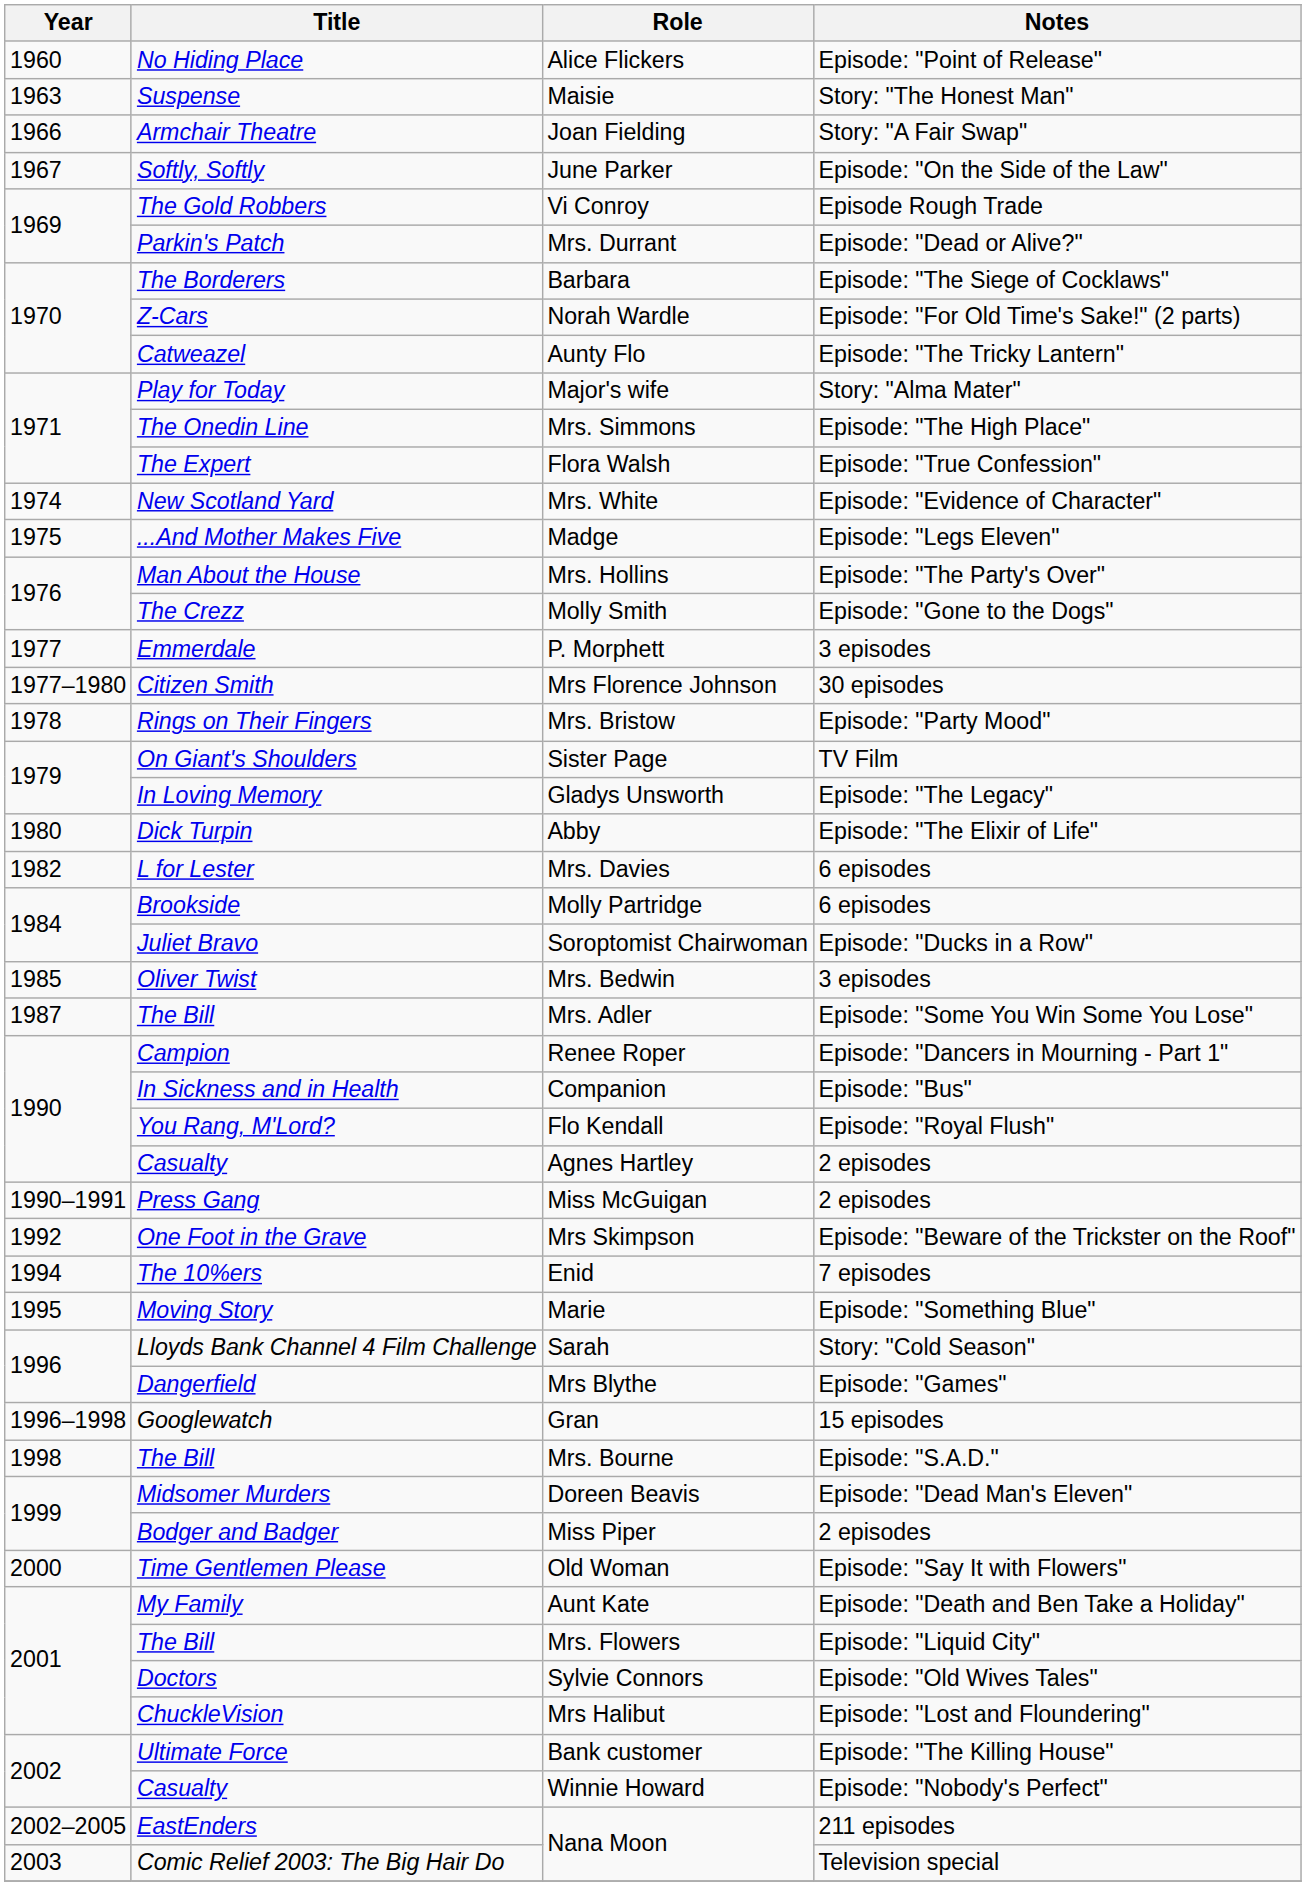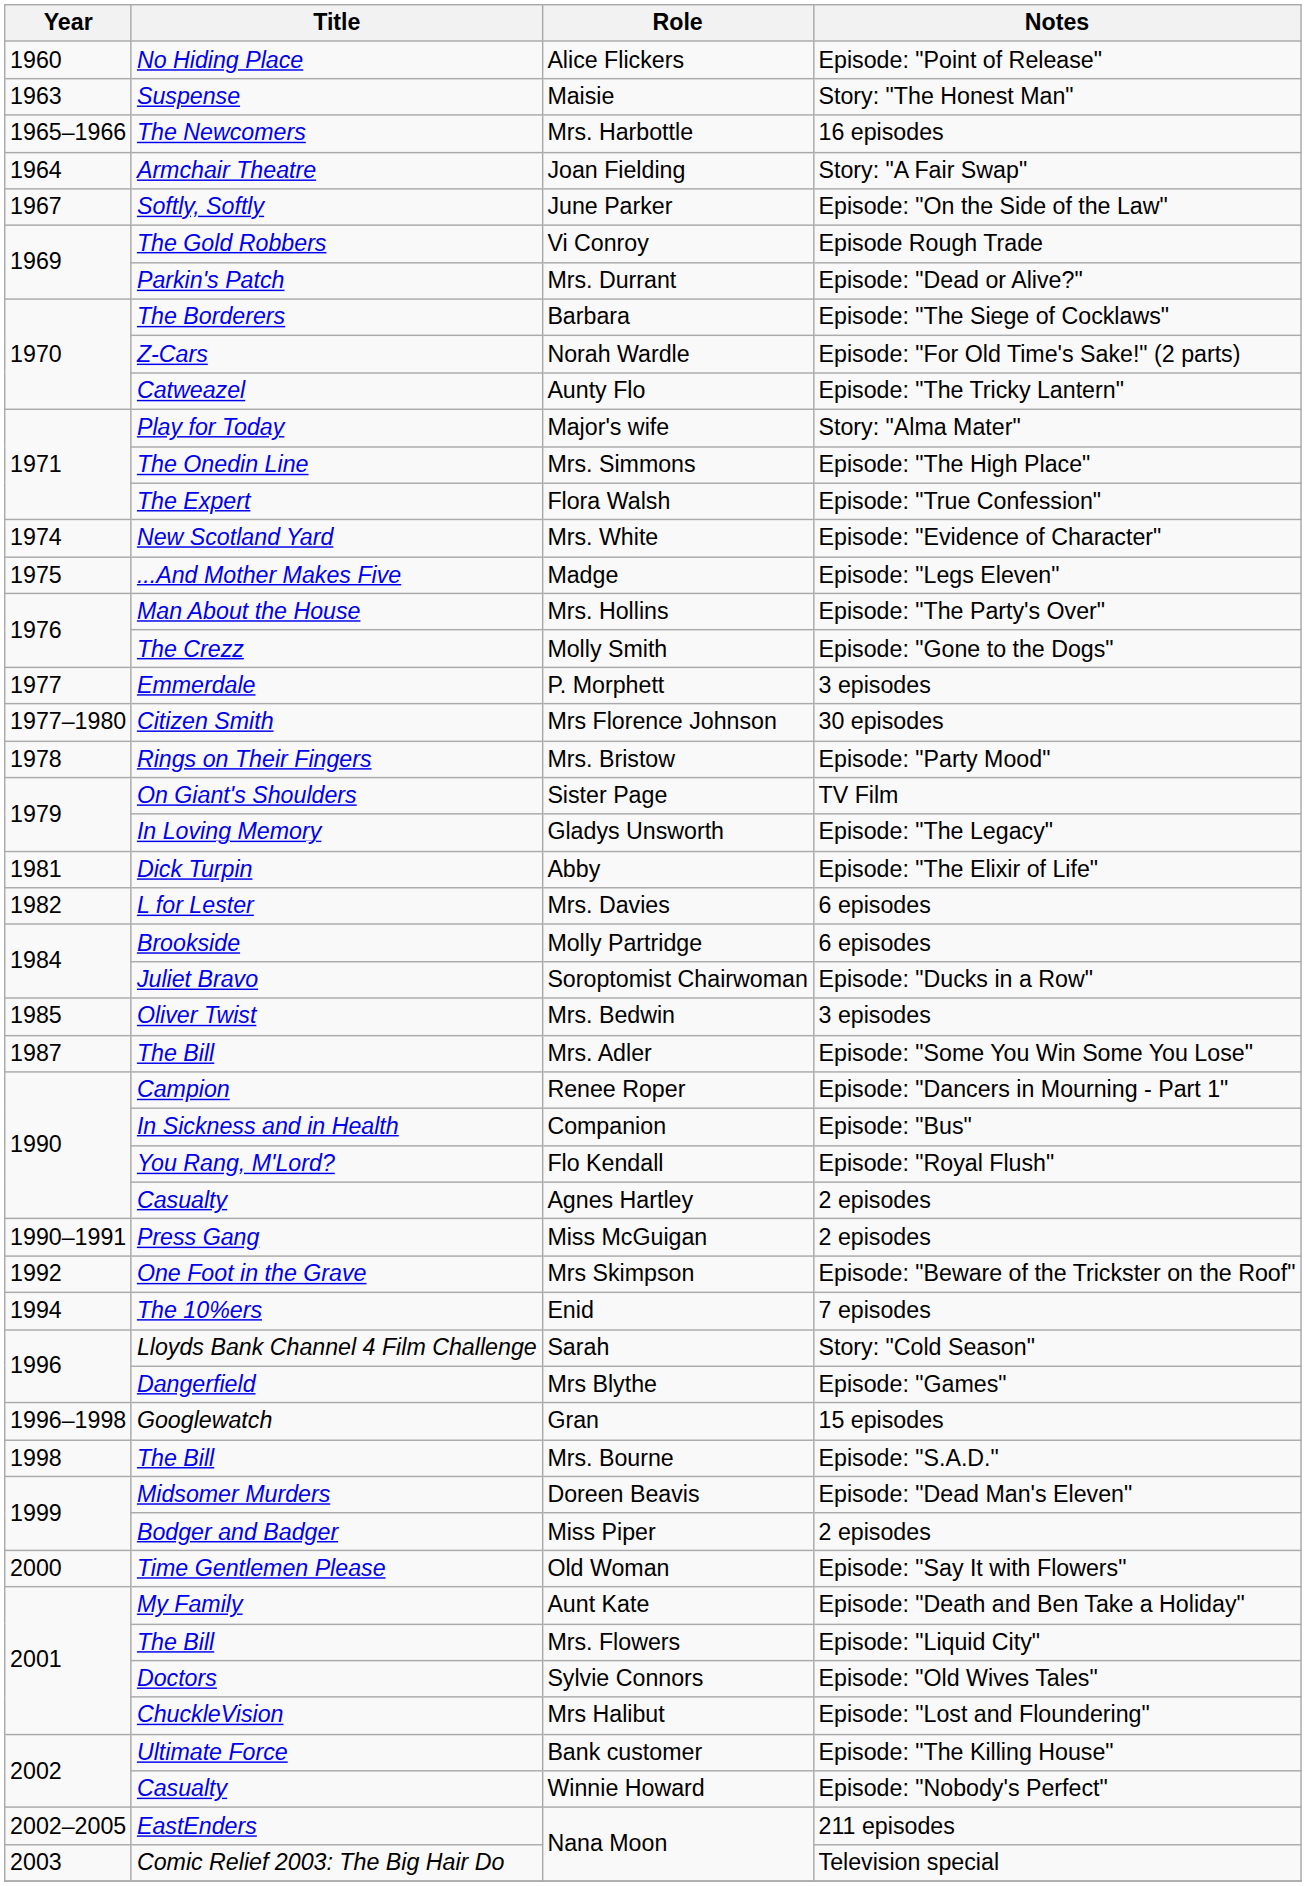+ row: (221, 133)
(36, 133) 1966 -> (36, 170) 1964
(36, 832) 1980 -> (36, 869) 1981
- row: (205, 1310)
